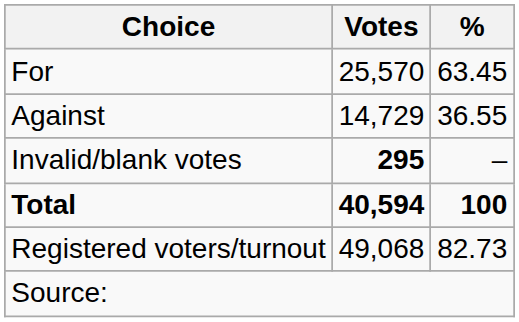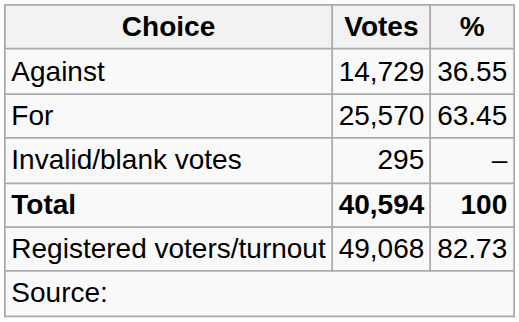rows swapped: (32, 71) <-> (58, 115)
(401, 159) bold -> (401, 159) normal
